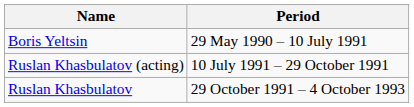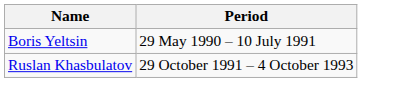- row: (96, 65)
